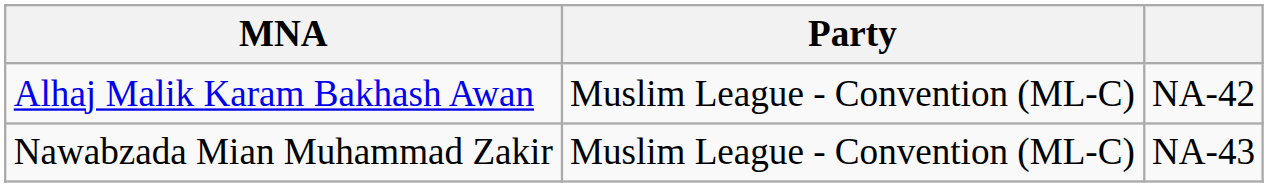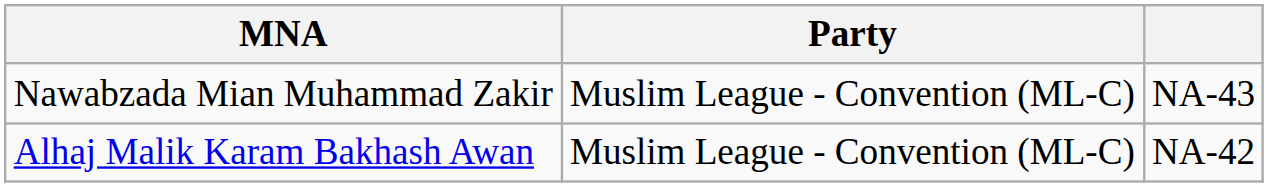rows swapped: (274, 92) <-> (283, 151)
